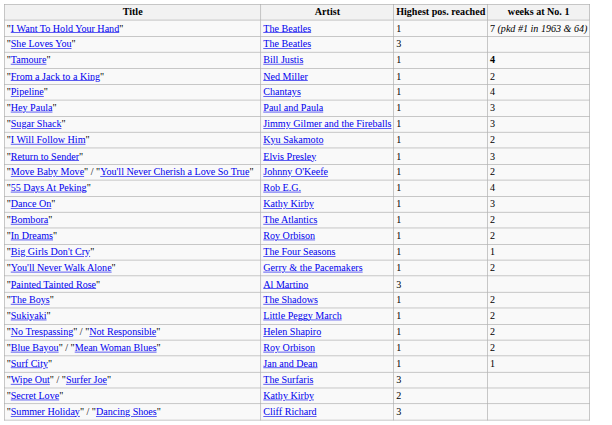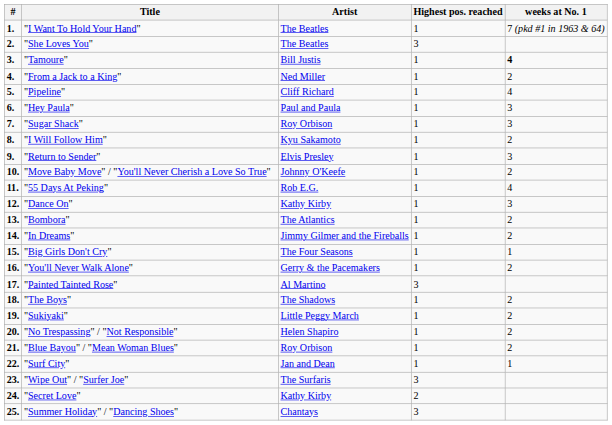+ column: (13, 12)
(282, 92) Chantays -> (307, 92) Cliff Richard
(327, 124) Jimmy Gilmer and the Fireballs -> (306, 124) Roy Orbison
(289, 236) Roy Orbison -> (345, 236) Jimmy Gilmer and the Fireballs
(290, 412) Cliff Richard -> (299, 412) Chantays
